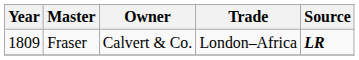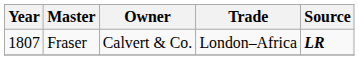(24, 42) 1809 -> (24, 42) 1807
